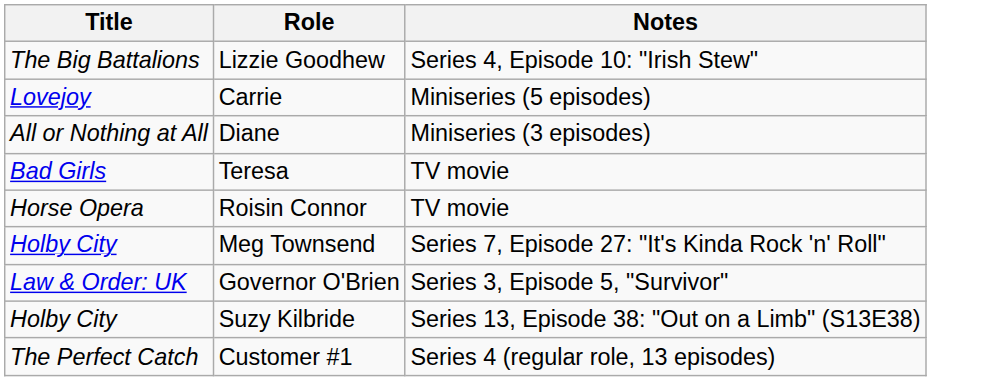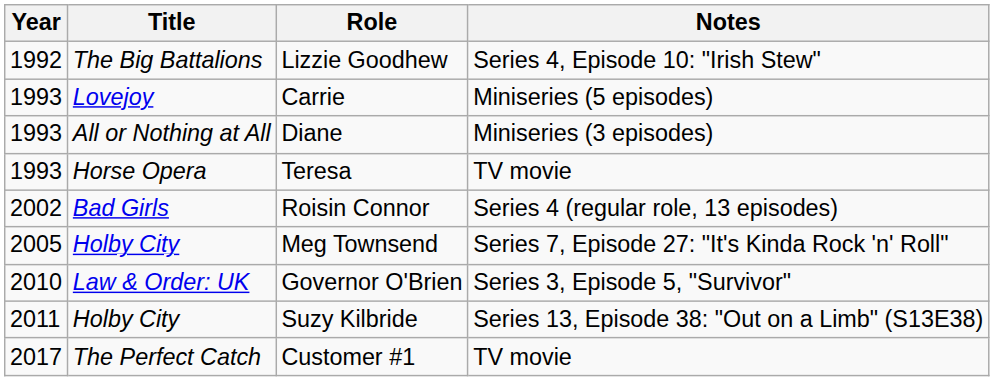+ column: (36, 23)
(58, 171) Bad Girls -> (140, 171) Horse Opera
(77, 208) Horse Opera -> (121, 208) Bad Girls
(460, 208) TV movie -> (656, 208) Series 4 (regular role, 13 episodes)
(593, 356) Series 4 (regular role, 13 episodes) -> (523, 356) TV movie
